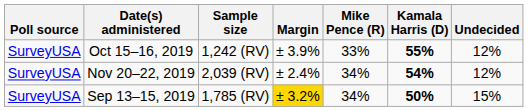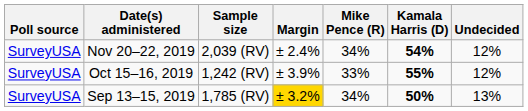rows swapped: (141, 74) <-> (141, 51)
(487, 96) 15% -> (487, 96) 13%
